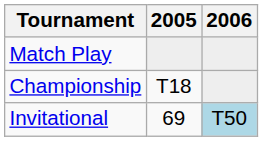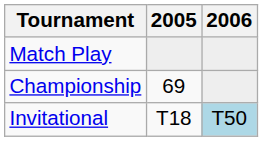(174, 86) T18 -> (174, 86) 69
(174, 119) 69 -> (174, 119) T18
